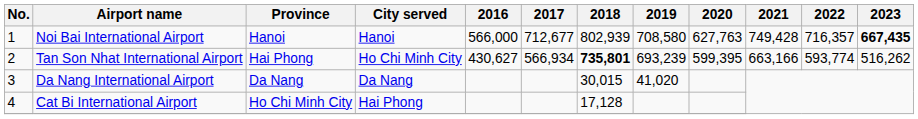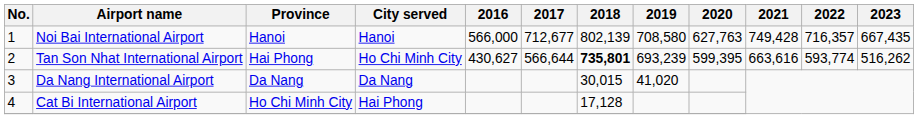(605, 37) 802,939 -> (605, 37) 802,139
(886, 37) bold -> (886, 37) normal
(549, 59) 566,934 -> (549, 59) 566,644
(773, 59) 663,166 -> (773, 59) 663,616
